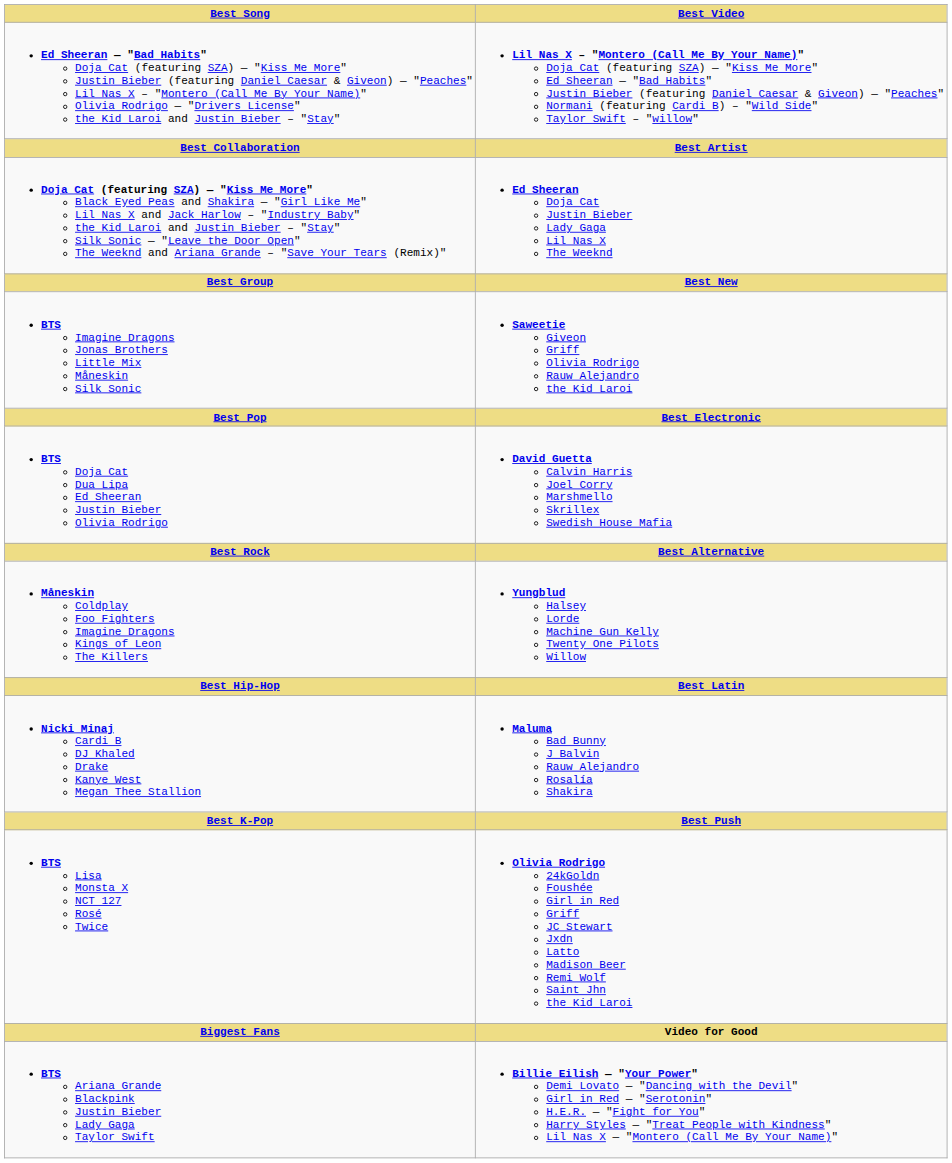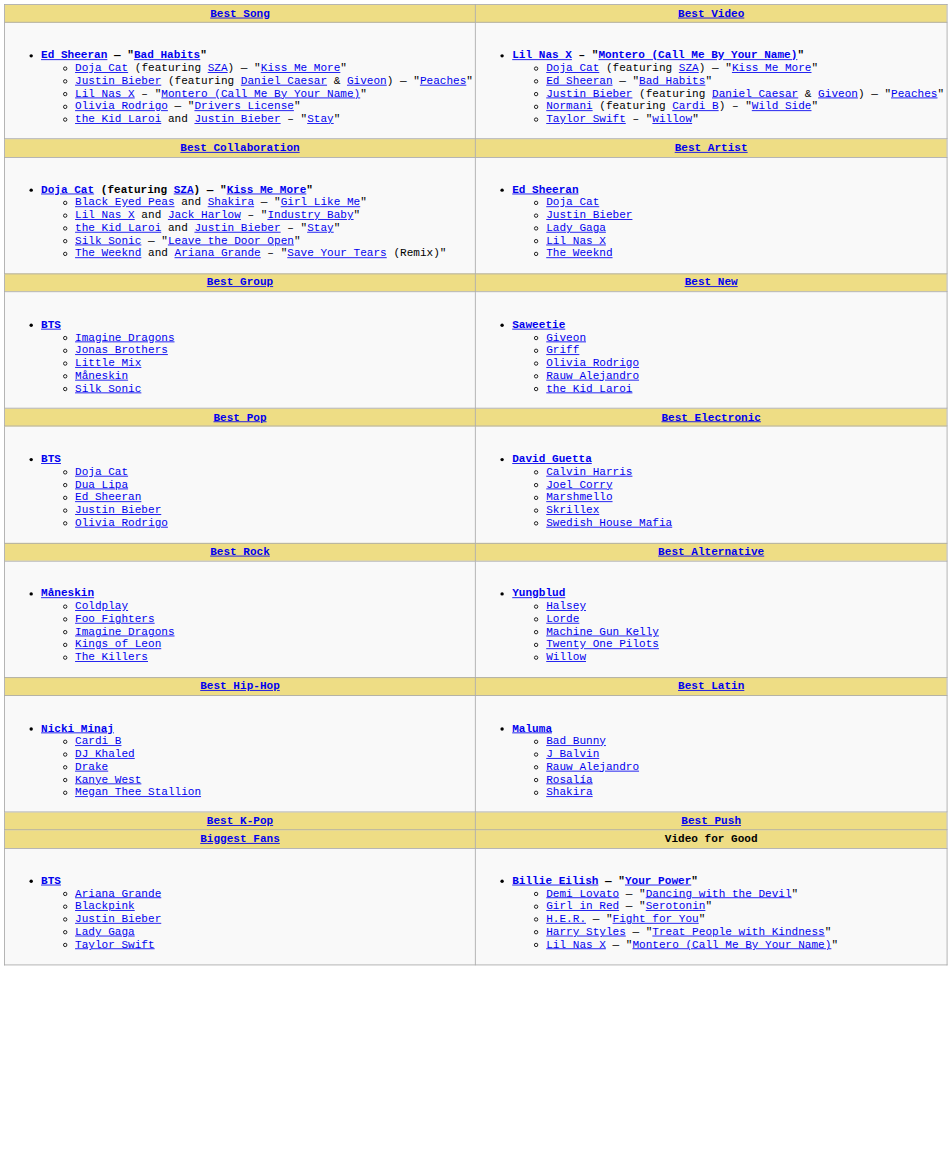- row: (240, 895)
